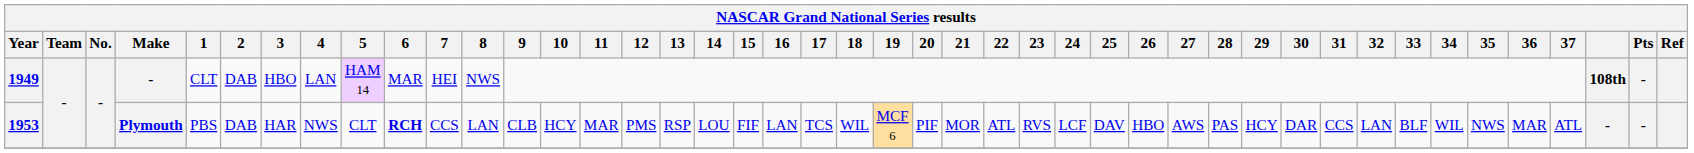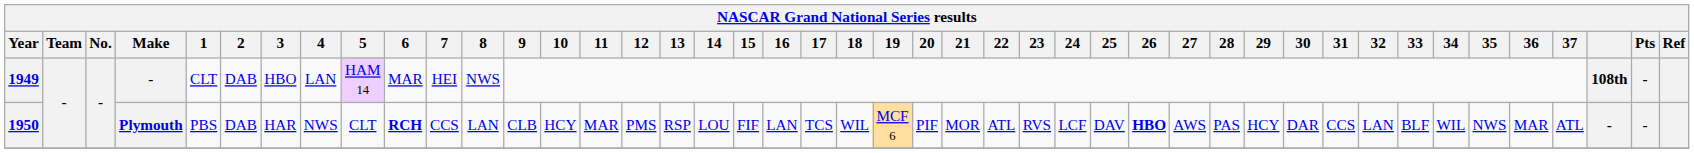(24, 125) 1953 -> (24, 125) 1950
(1148, 125) normal -> (1149, 125) bold
